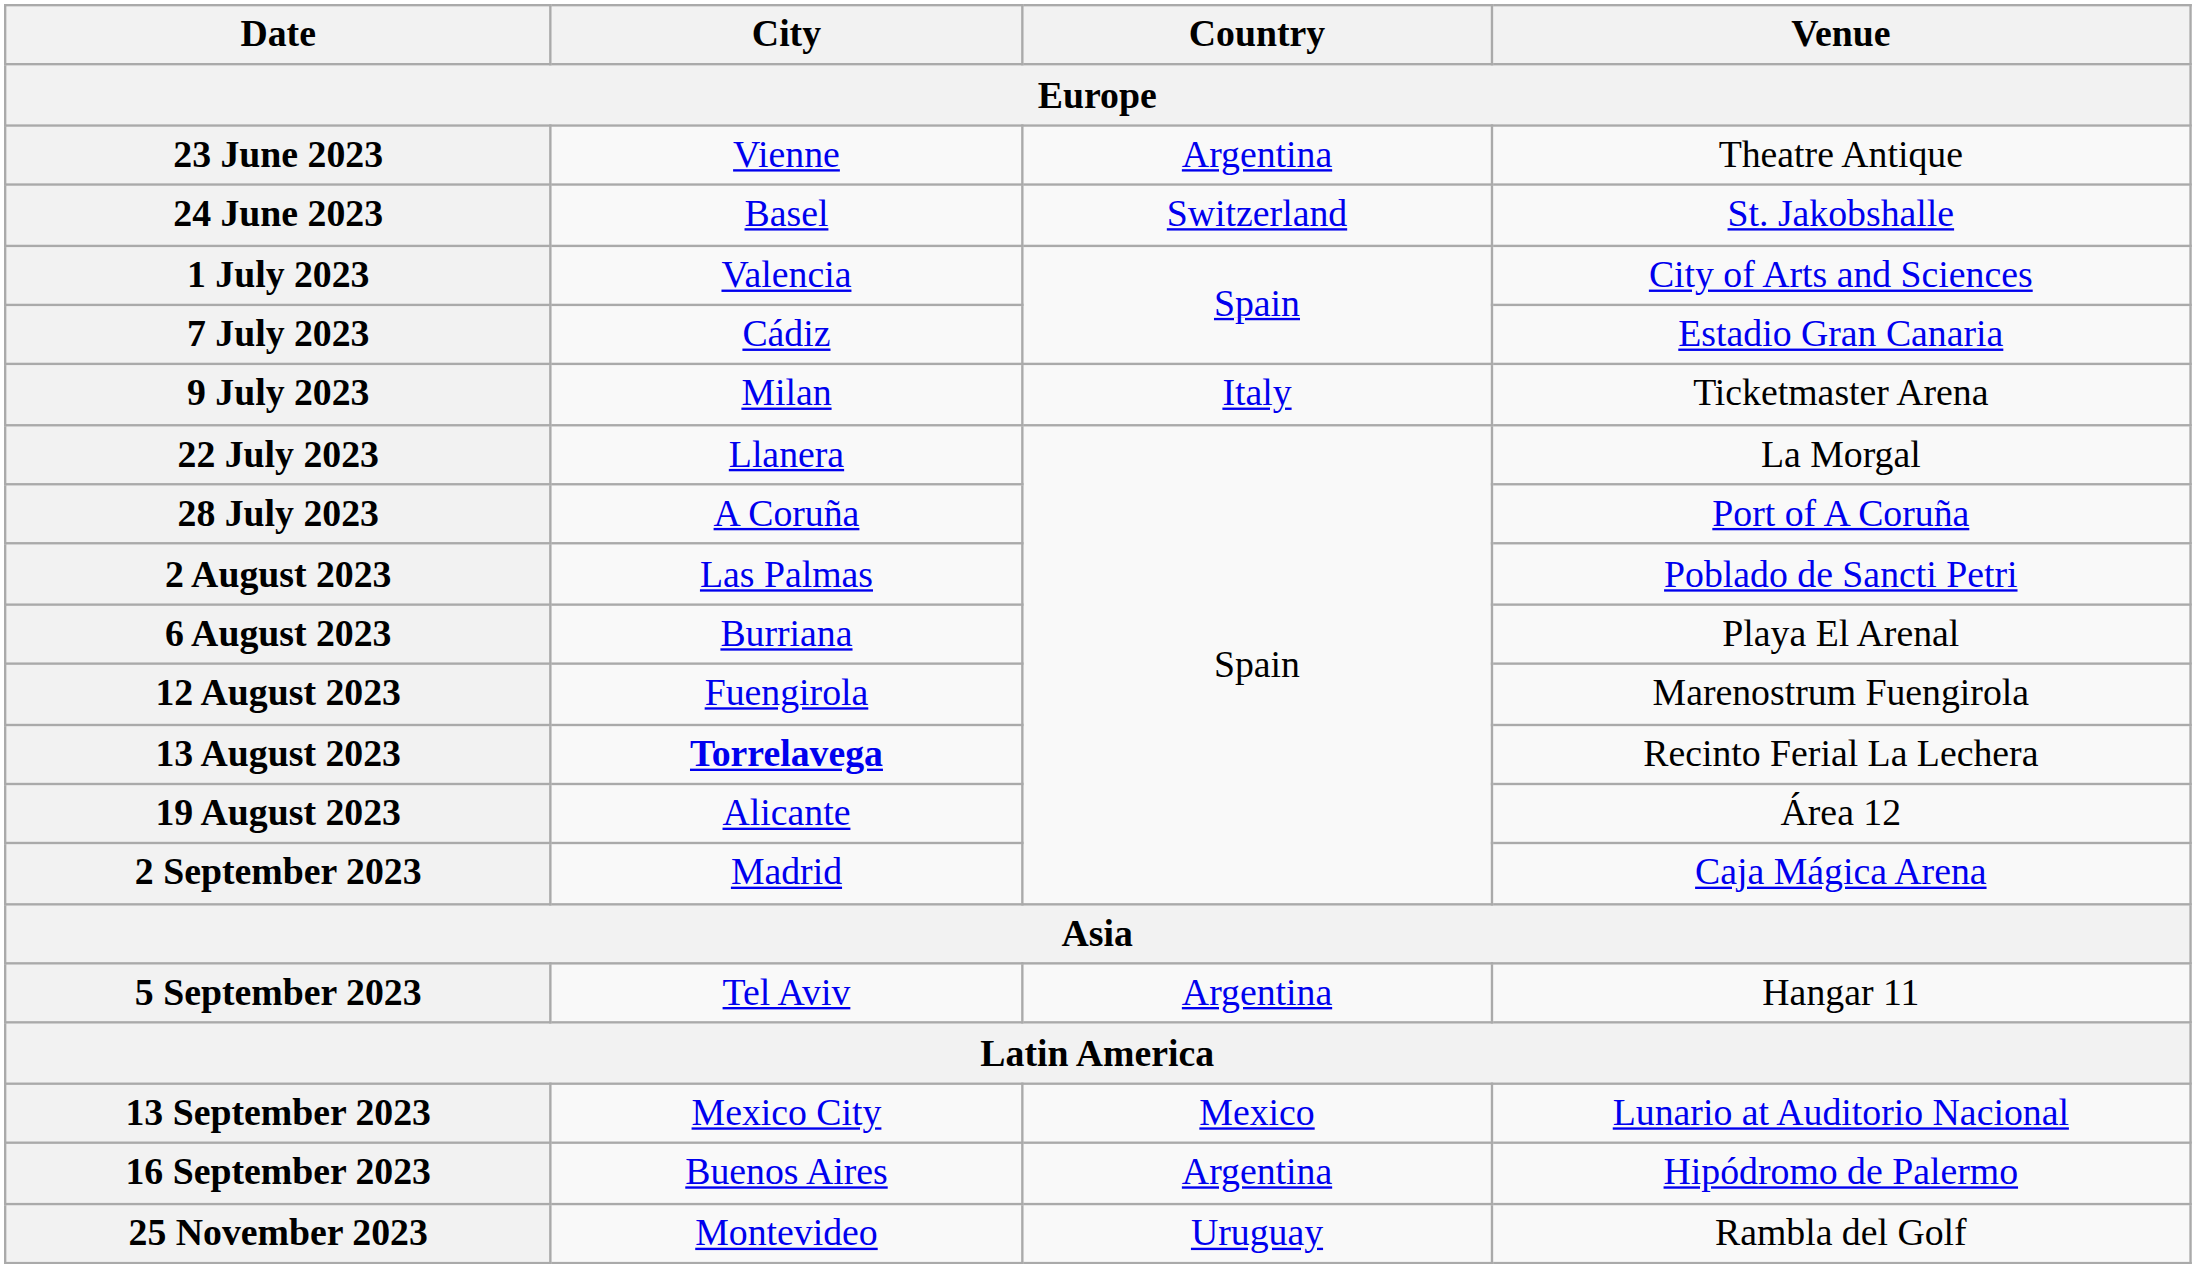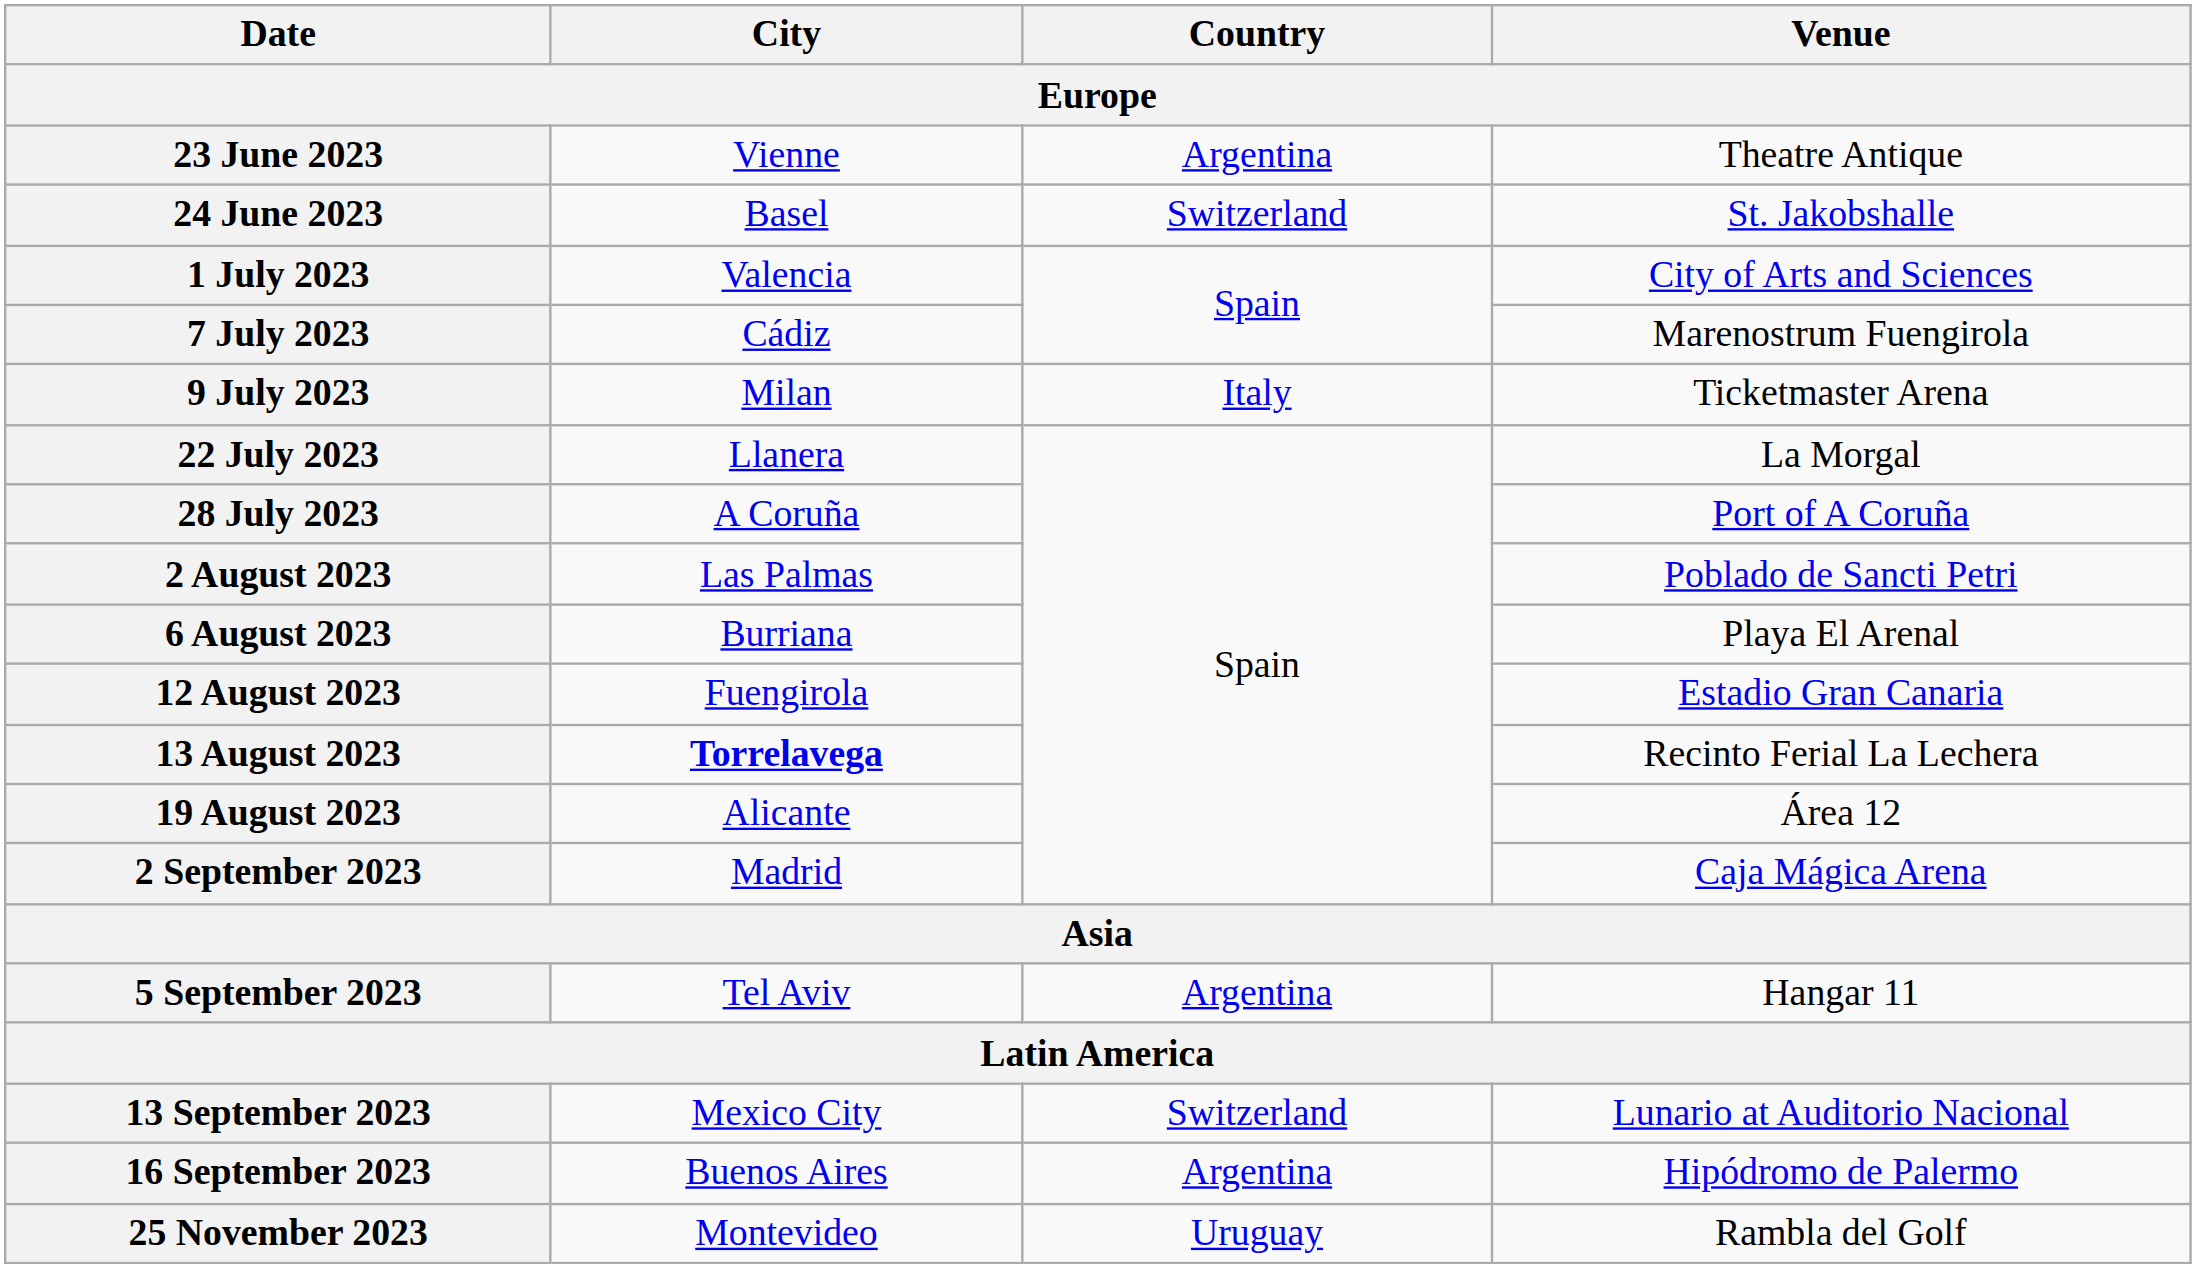(1841, 333) Estadio Gran Canaria -> (1841, 333) Marenostrum Fuengirola
(1841, 693) Marenostrum Fuengirola -> (1841, 693) Estadio Gran Canaria
(1257, 1112) Mexico -> (1257, 1112) Switzerland
